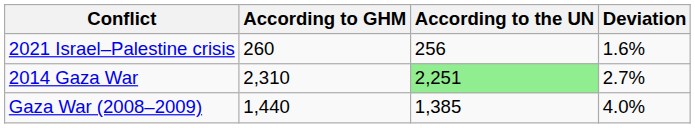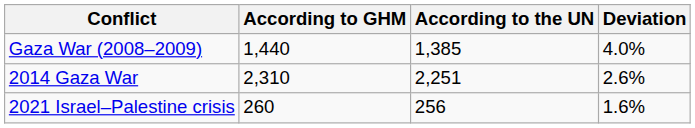rows swapped: (105, 107) <-> (122, 48)
(438, 78) lightgreen background -> (438, 78) no background
(624, 78) 2.7% -> (624, 78) 2.6%
